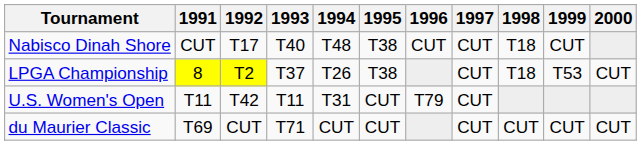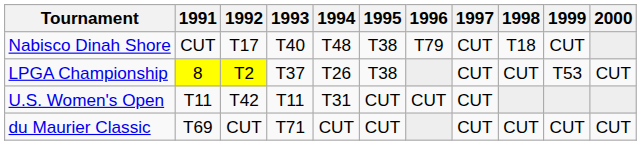(429, 46) CUT -> (429, 46) T79
(521, 73) T18 -> (521, 73) CUT
(429, 100) T79 -> (429, 100) CUT
